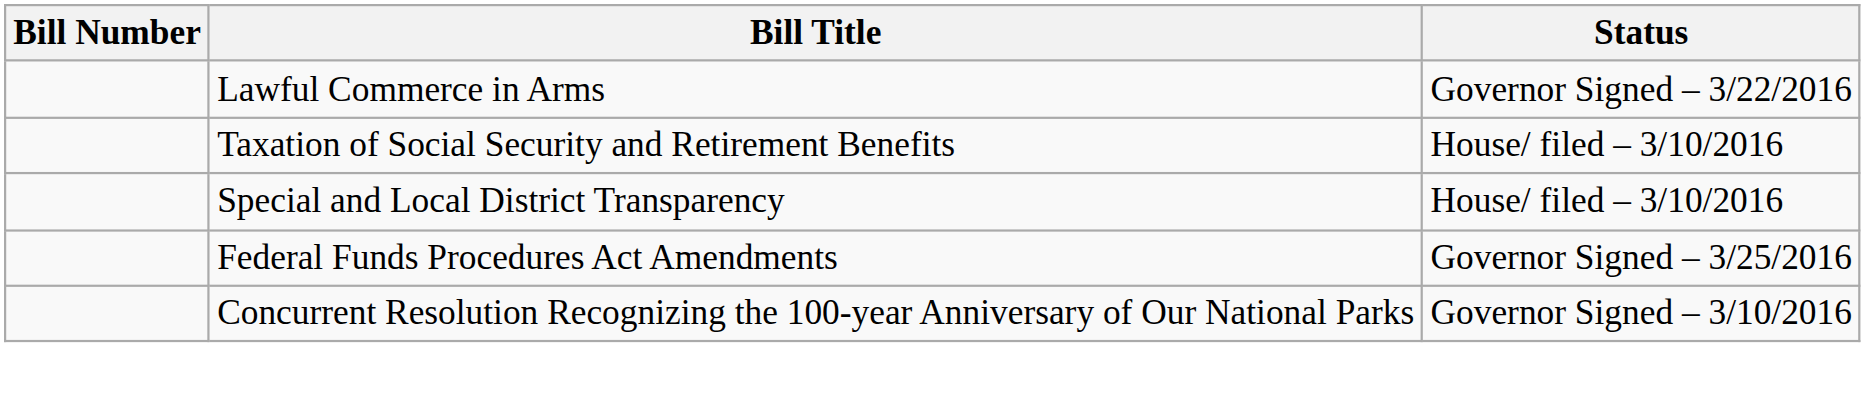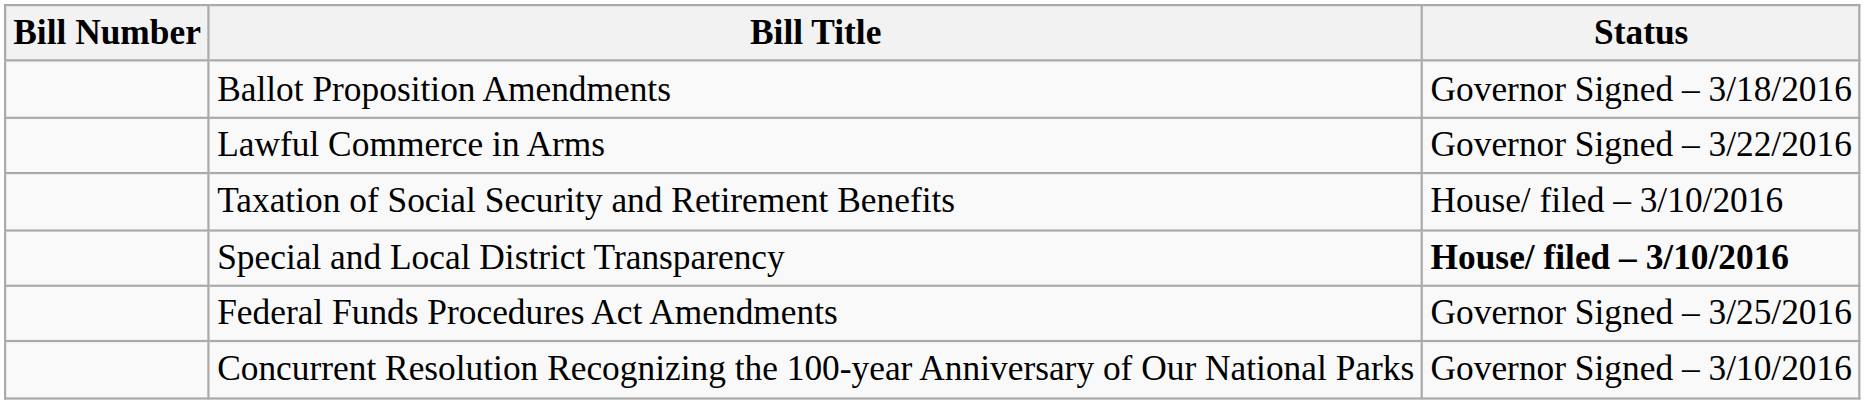+ row: (444, 88)
(1607, 200) normal -> (1610, 256) bold
